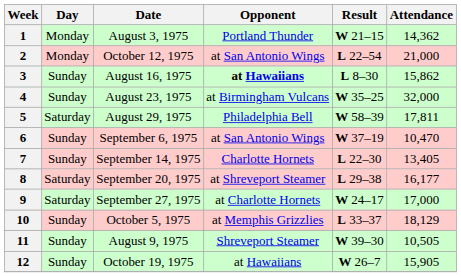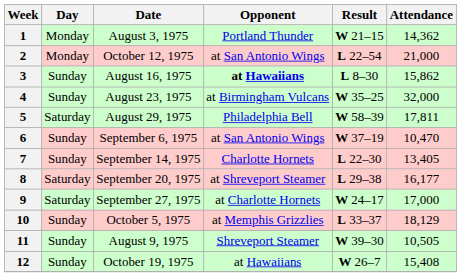(421, 261) 15,905 -> (421, 261) 15,408
